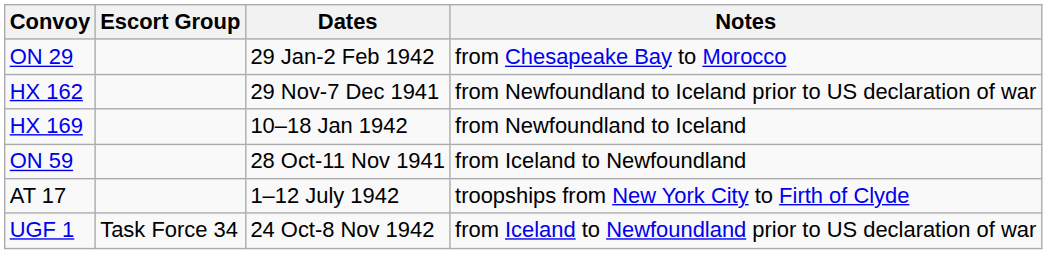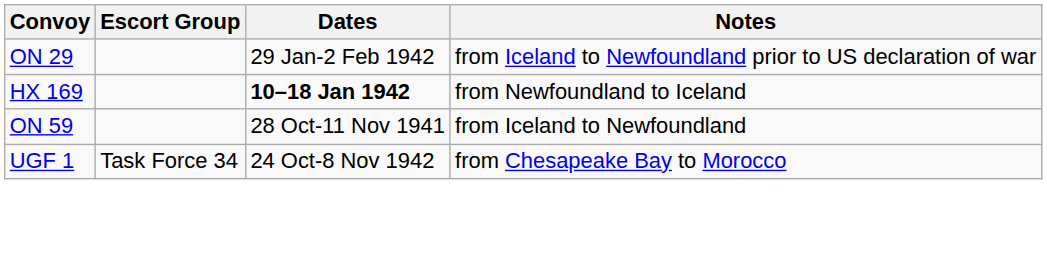(621, 56) from Chesapeake Bay to Morocco -> (746, 56) from Iceland to Newfoundland prior to US declaration of war
- row: (46, 91)
(329, 126) normal -> (330, 91) bold
- row: (38, 195)
(746, 230) from Iceland to Newfoundland prior to US declaration of war -> (621, 160) from Chesapeake Bay to Morocco
